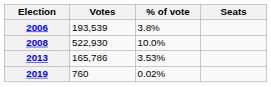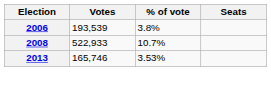(90, 43) 522,930 -> (90, 43) 522,933
(151, 43) 10.0% -> (151, 43) 10.7%
(90, 58) 165,786 -> (90, 58) 165,746
- row: (37, 74)
